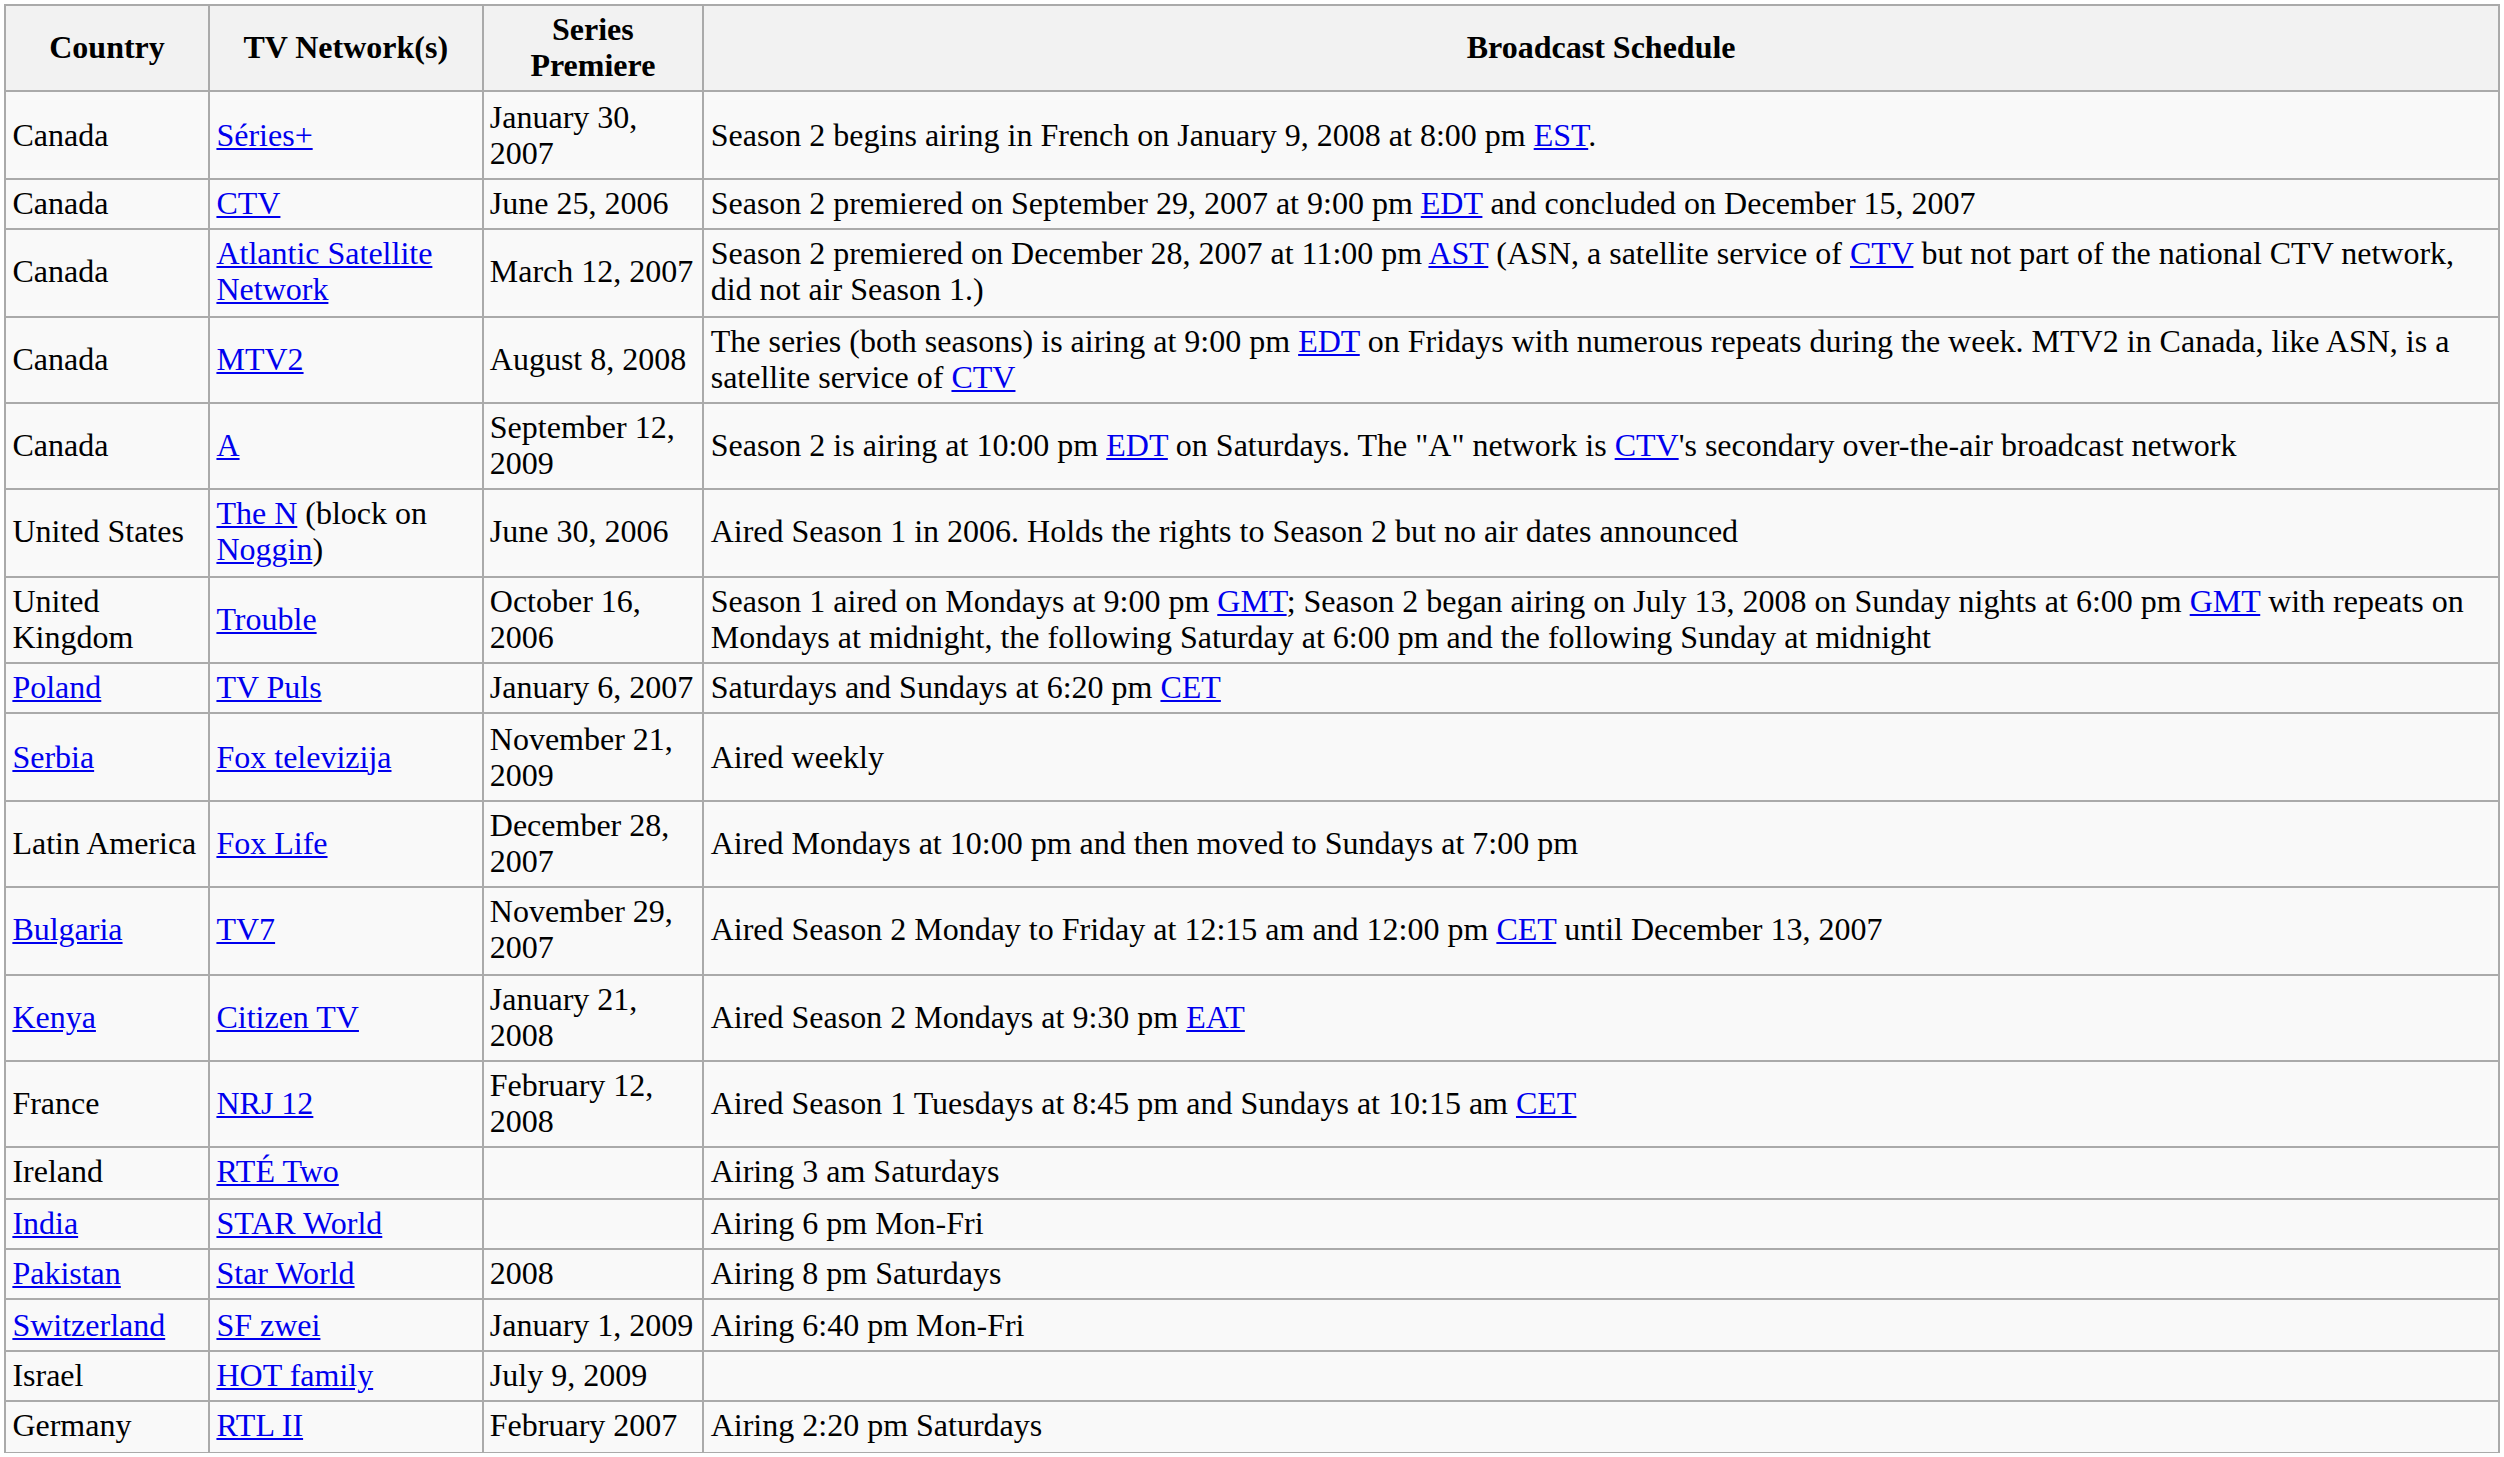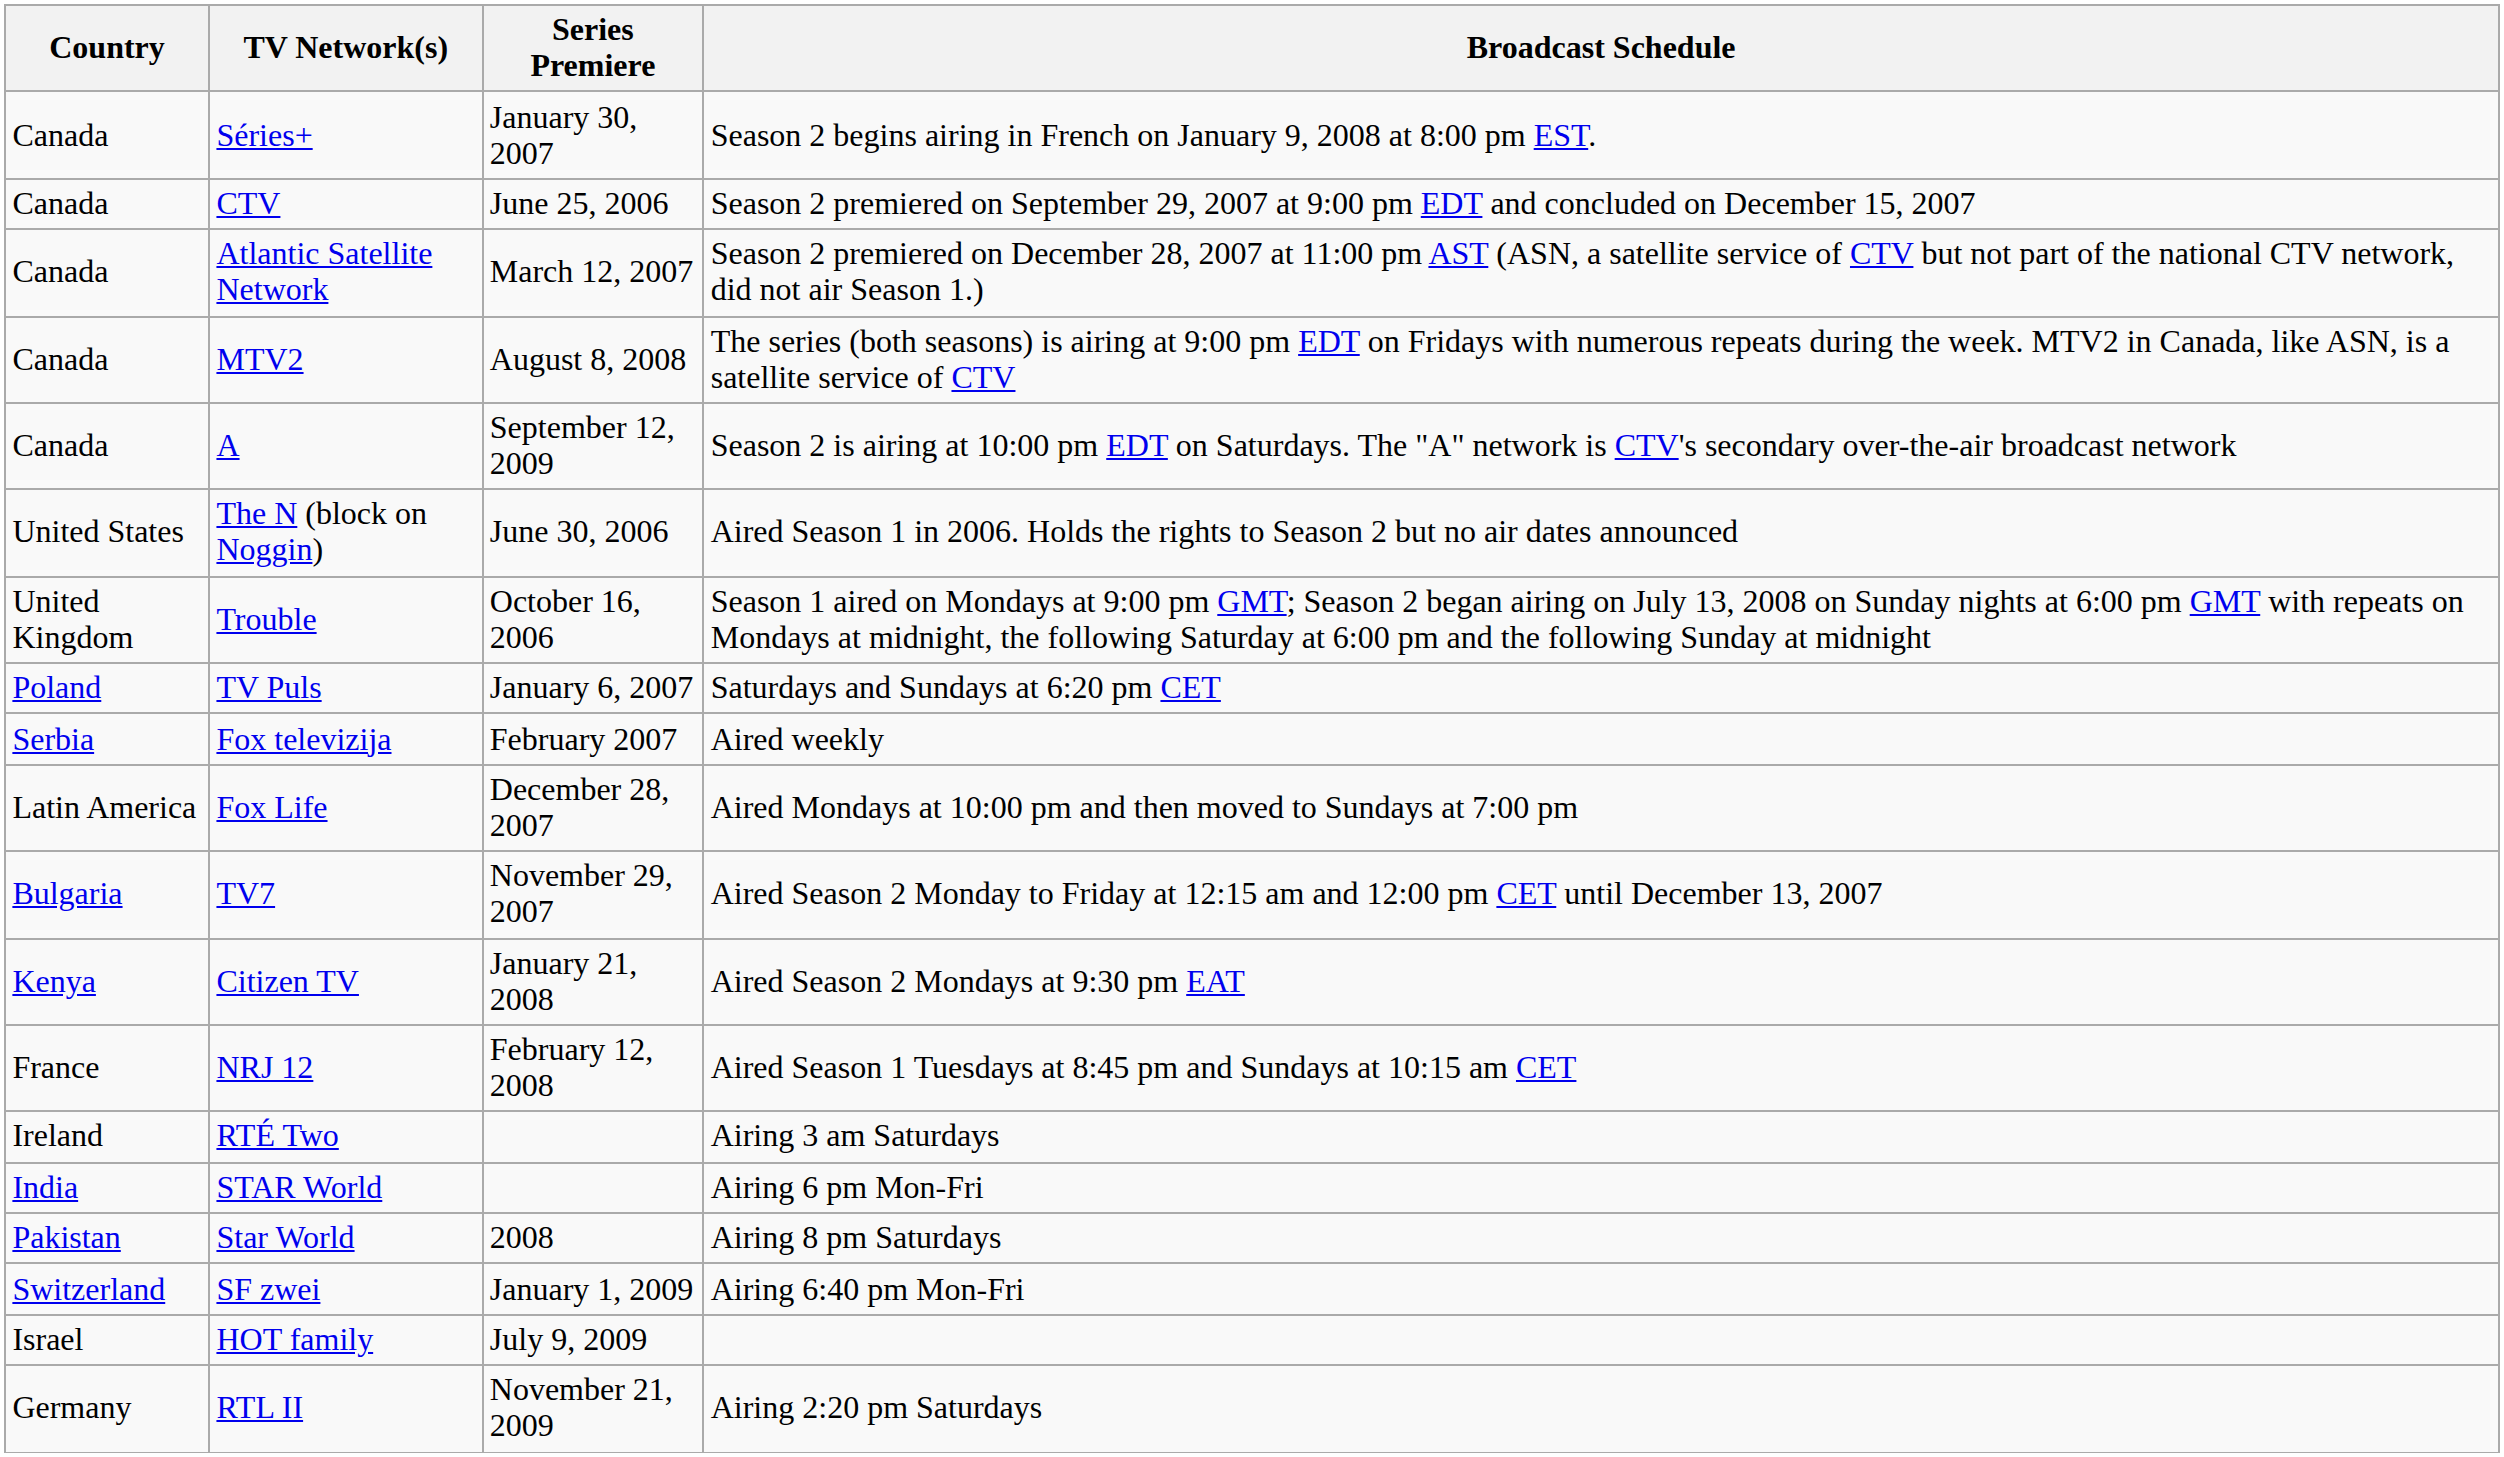(581, 756) November 21, 2009 -> (584, 738) February 2007
(584, 1426) February 2007 -> (581, 1408) November 21, 2009
